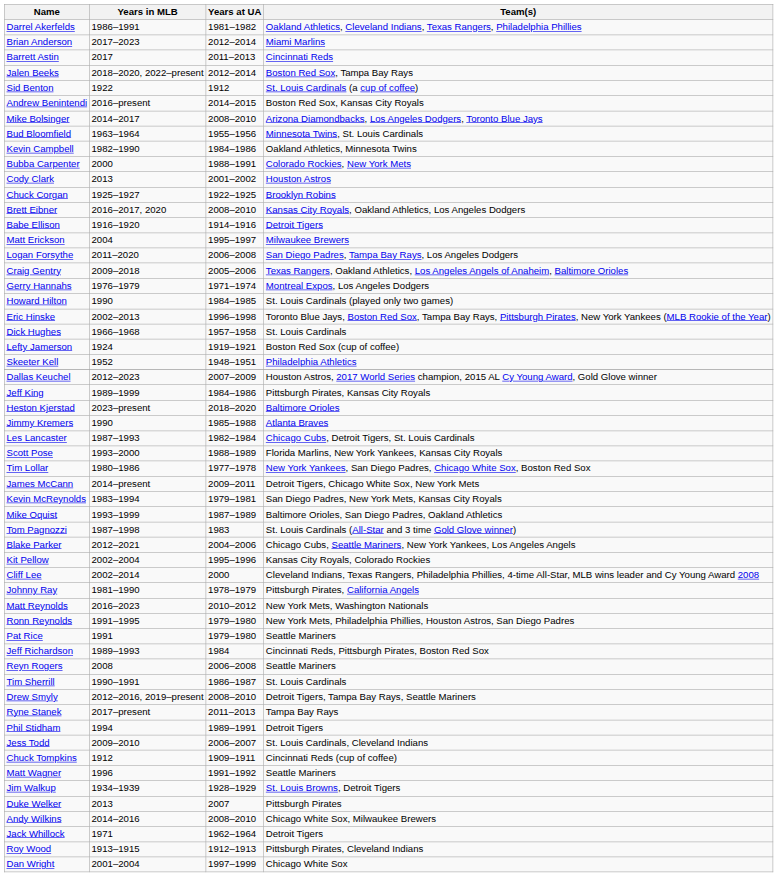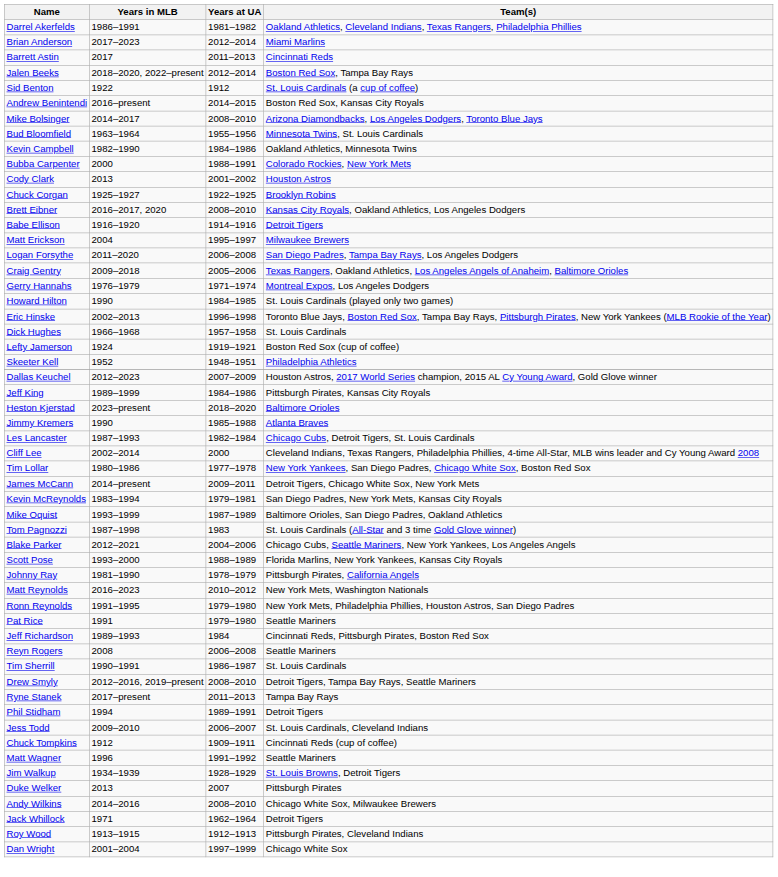rows swapped: (24, 575) <-> (30, 453)
- row: (28, 560)
